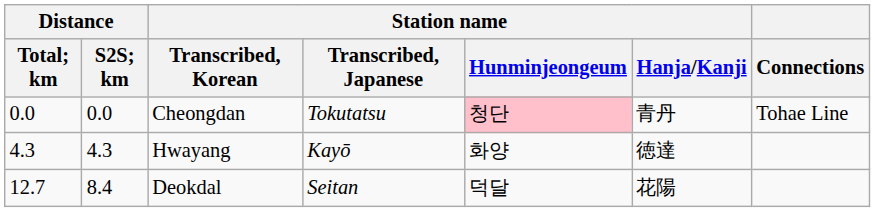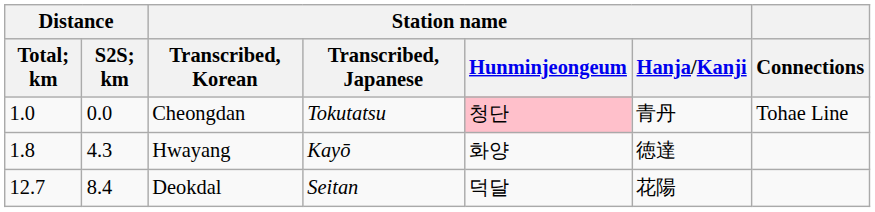(22, 114) 0.0 -> (22, 114) 1.0
(22, 151) 4.3 -> (22, 151) 1.8
